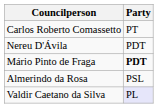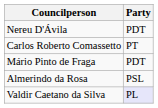rows swapped: (37, 45) <-> (64, 29)
(136, 62) bold -> (136, 62) normal
